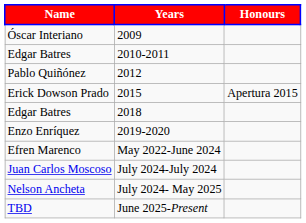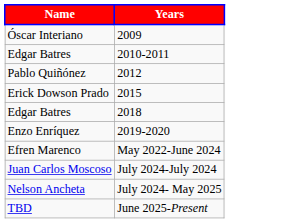- column: (262, 14)
